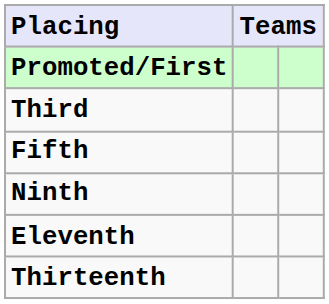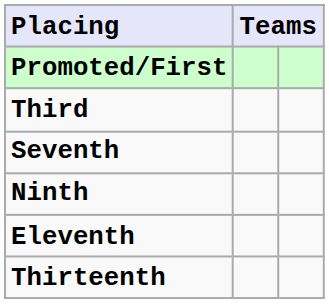- row: (50, 152)
+ row: (65, 152)
